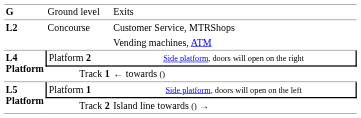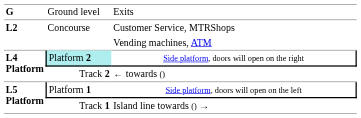(70, 58) no background -> (70, 58) paleturquoise background
(94, 74) Track 1 -> (94, 74) Track 2
(94, 105) Track 2 -> (94, 105) Track 1
